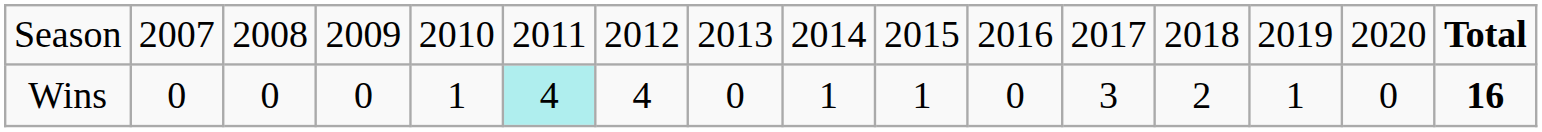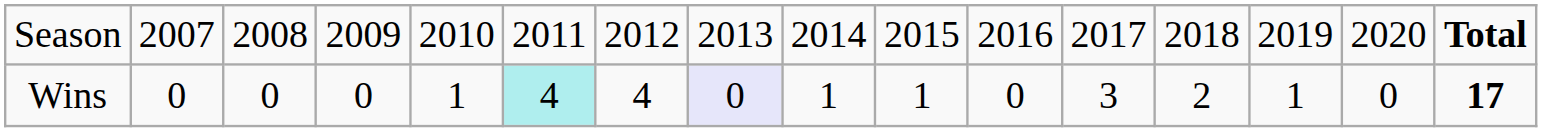(735, 94) no background -> (735, 94) lavender background
(1485, 94) 16 -> (1485, 94) 17
